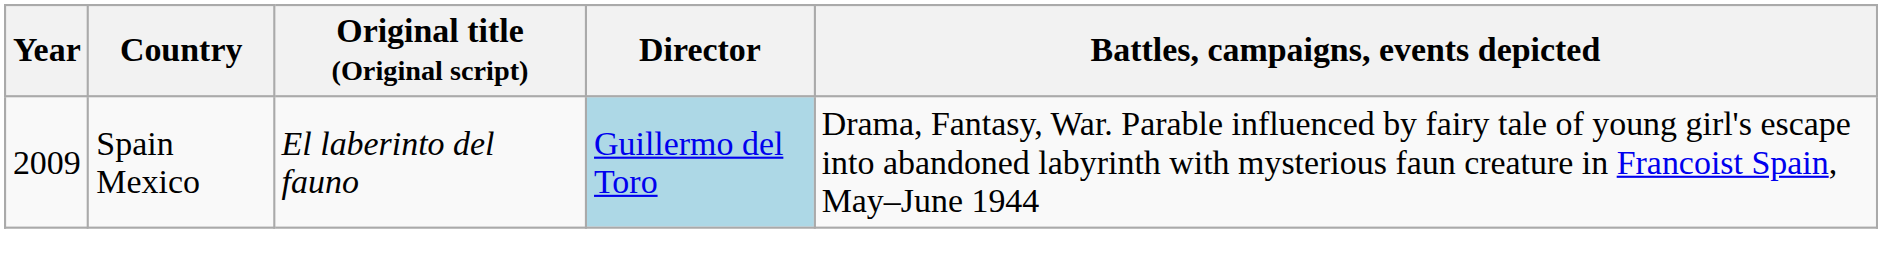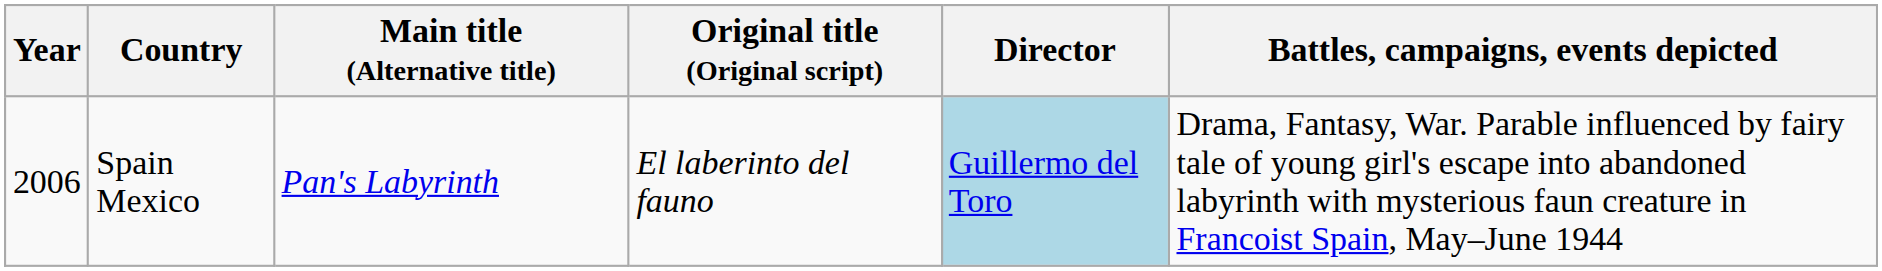+ column: (451, 50)
(47, 161) 2009 -> (47, 180) 2006
